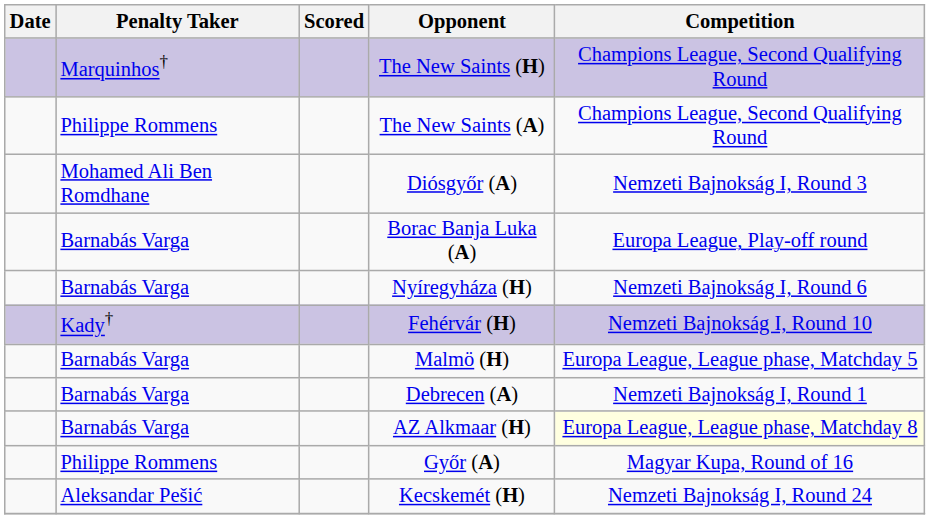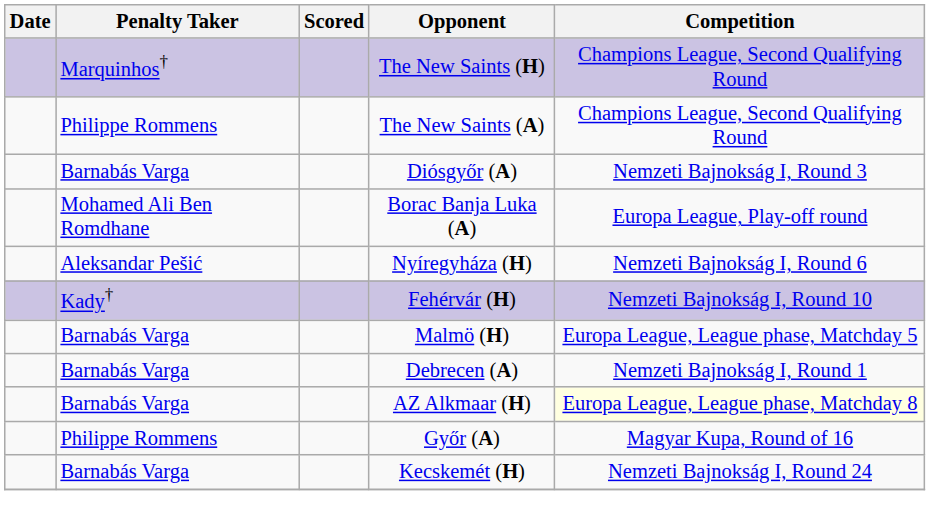(136, 183) Mohamed Ali Ben Romdhane -> (125, 170) Barnabás Varga
(125, 241) Barnabás Varga -> (136, 216) Mohamed Ali Ben Romdhane
(125, 287) Barnabás Varga -> (131, 262) Aleksandar Pešić
(131, 495) Aleksandar Pešić -> (125, 471) Barnabás Varga
